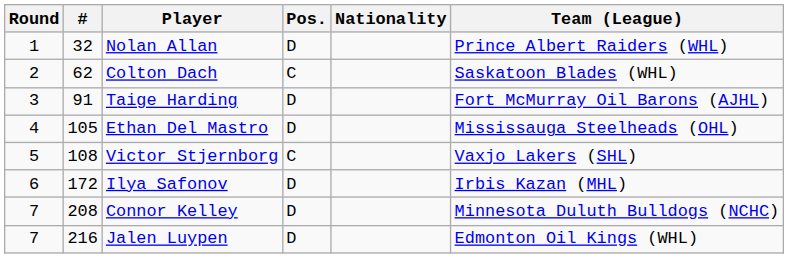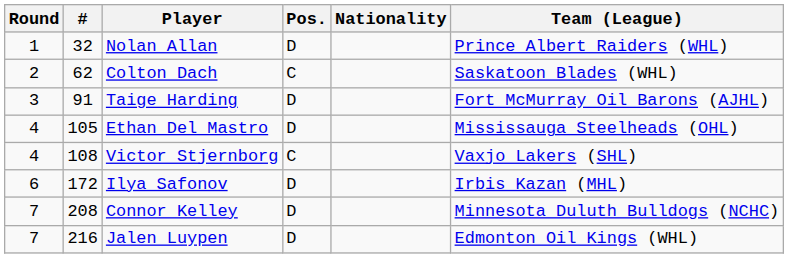(34, 156) 5 -> (34, 156) 4
